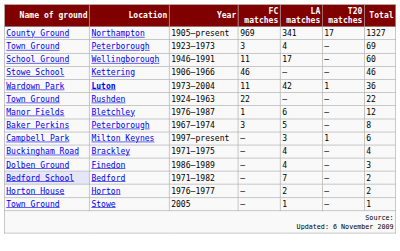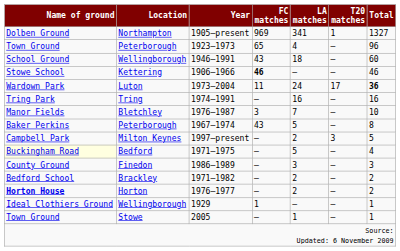(38, 33) County Ground -> (38, 33) Dolben Ground
(329, 33) 17 -> (333, 33) 1
(243, 46) 3 -> (259, 46) 65
(371, 46) 69 -> (374, 46) 96
(245, 60) 11 -> (259, 60) 43
(287, 60) 17 -> (297, 60) 18
(245, 73) normal -> (259, 73) bold
(104, 86) bold -> (130, 86) normal
(287, 86) 42 -> (297, 86) 24
(327, 86) 1 -> (335, 86) 17
(371, 86) normal -> (374, 86) bold
- row: (193, 99)
+ row: (213, 99)
(243, 112) 1 -> (256, 112) 3
(285, 112) 6 -> (295, 112) 7
(371, 112) 12 -> (374, 112) 10
(243, 125) 3 -> (259, 125) 43
(285, 138) 3 -> (295, 138) 2
(327, 138) 1 -> (333, 138) 3
(369, 138) 6 -> (371, 138) 5
(43, 152) no background -> (43, 152) lightyellow background
(111, 152) Brackley -> (135, 152) Bedford
(285, 152) 4 -> (295, 152) 5
(38, 165) Dolben Ground -> (38, 165) County Ground
(285, 165) 4 -> (295, 165) 3
(40, 178) lavender background -> (40, 178) no background
(108, 178) Bedford -> (138, 178) Brackley
(285, 178) 7 -> (295, 178) 2
(35, 191) normal -> (35, 191) bold
+ row: (201, 204)
